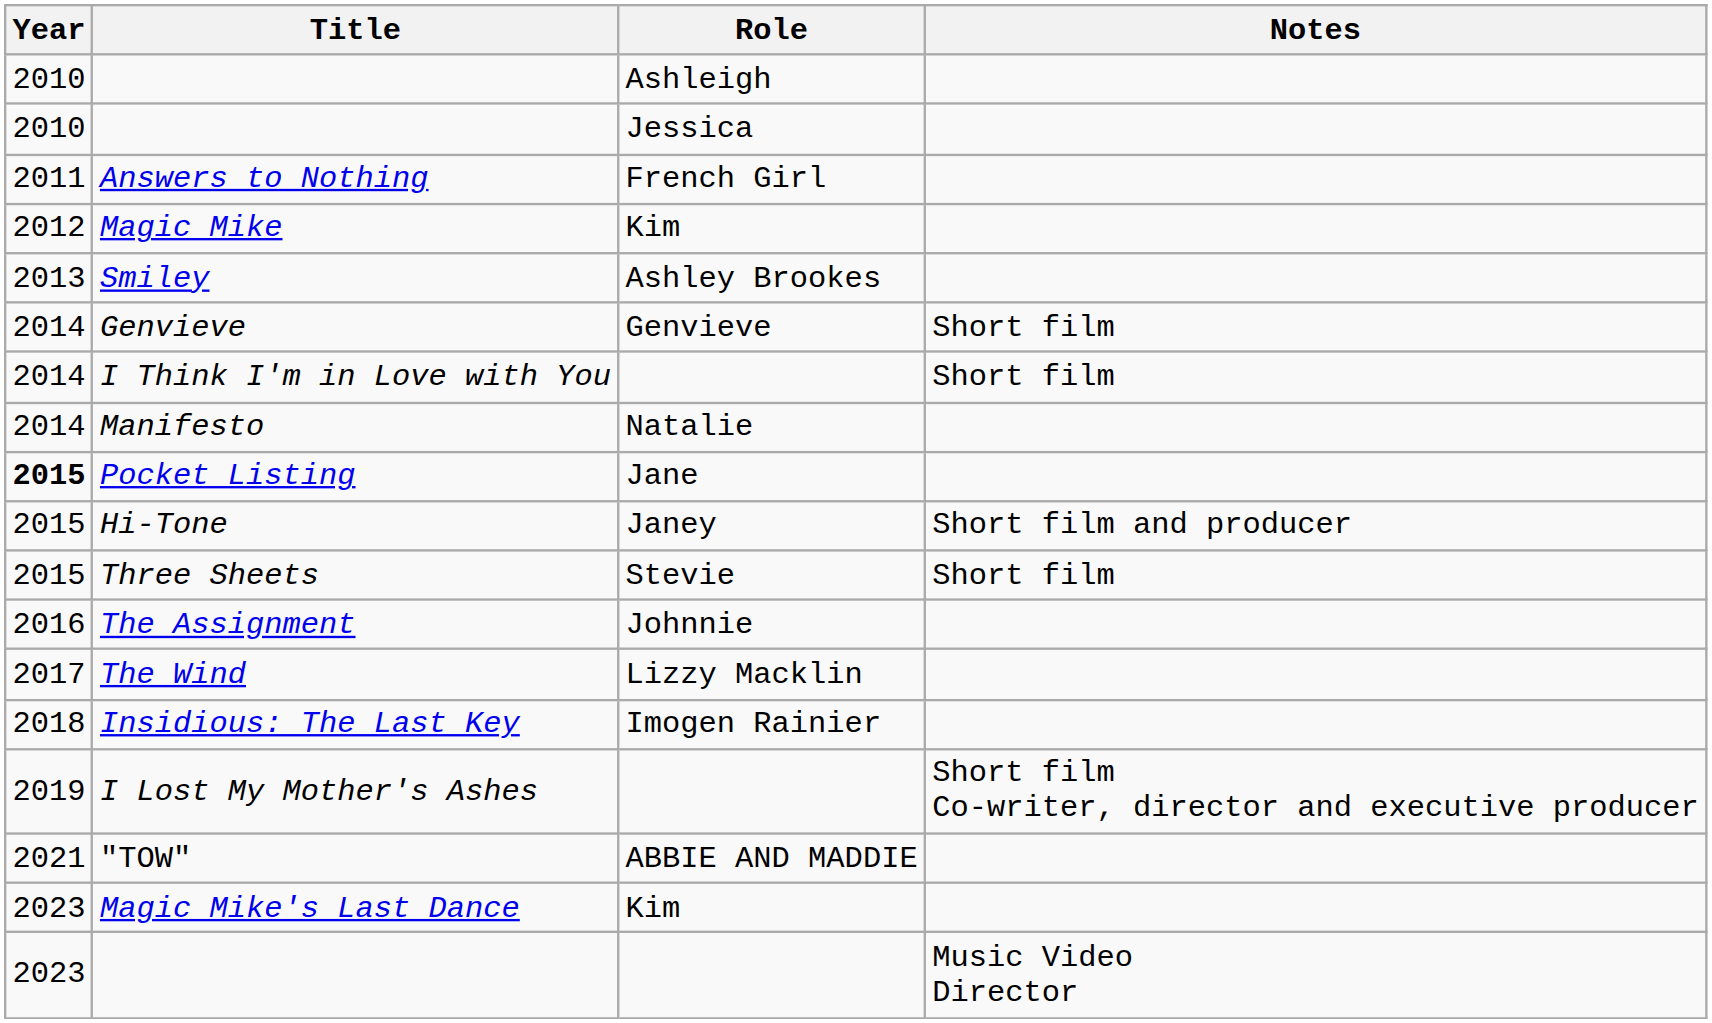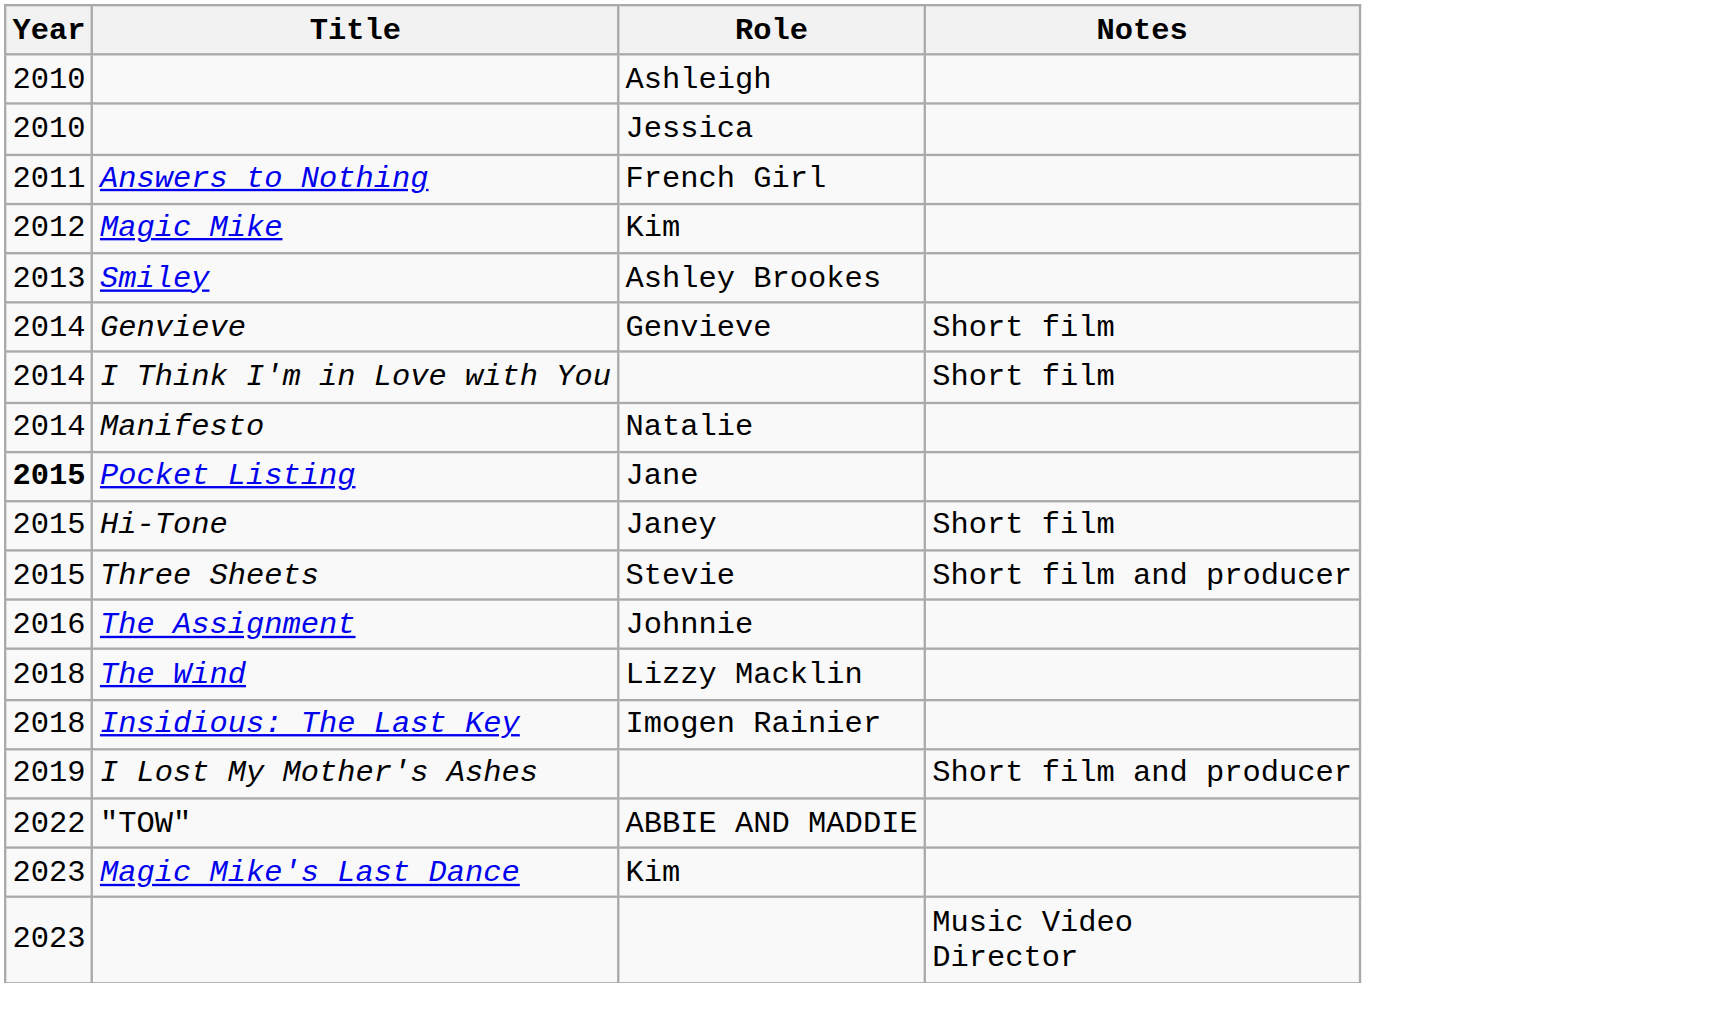(1142, 526) Short film and producer -> (1023, 526) Short film
(1023, 575) Short film -> (1142, 575) Short film and producer
(49, 674) 2017 -> (49, 674) 2018
(1315, 791) Short film Co-writer, director and executive producer -> (1142, 774) Short film and producer
(49, 858) 2021 -> (49, 823) 2022
